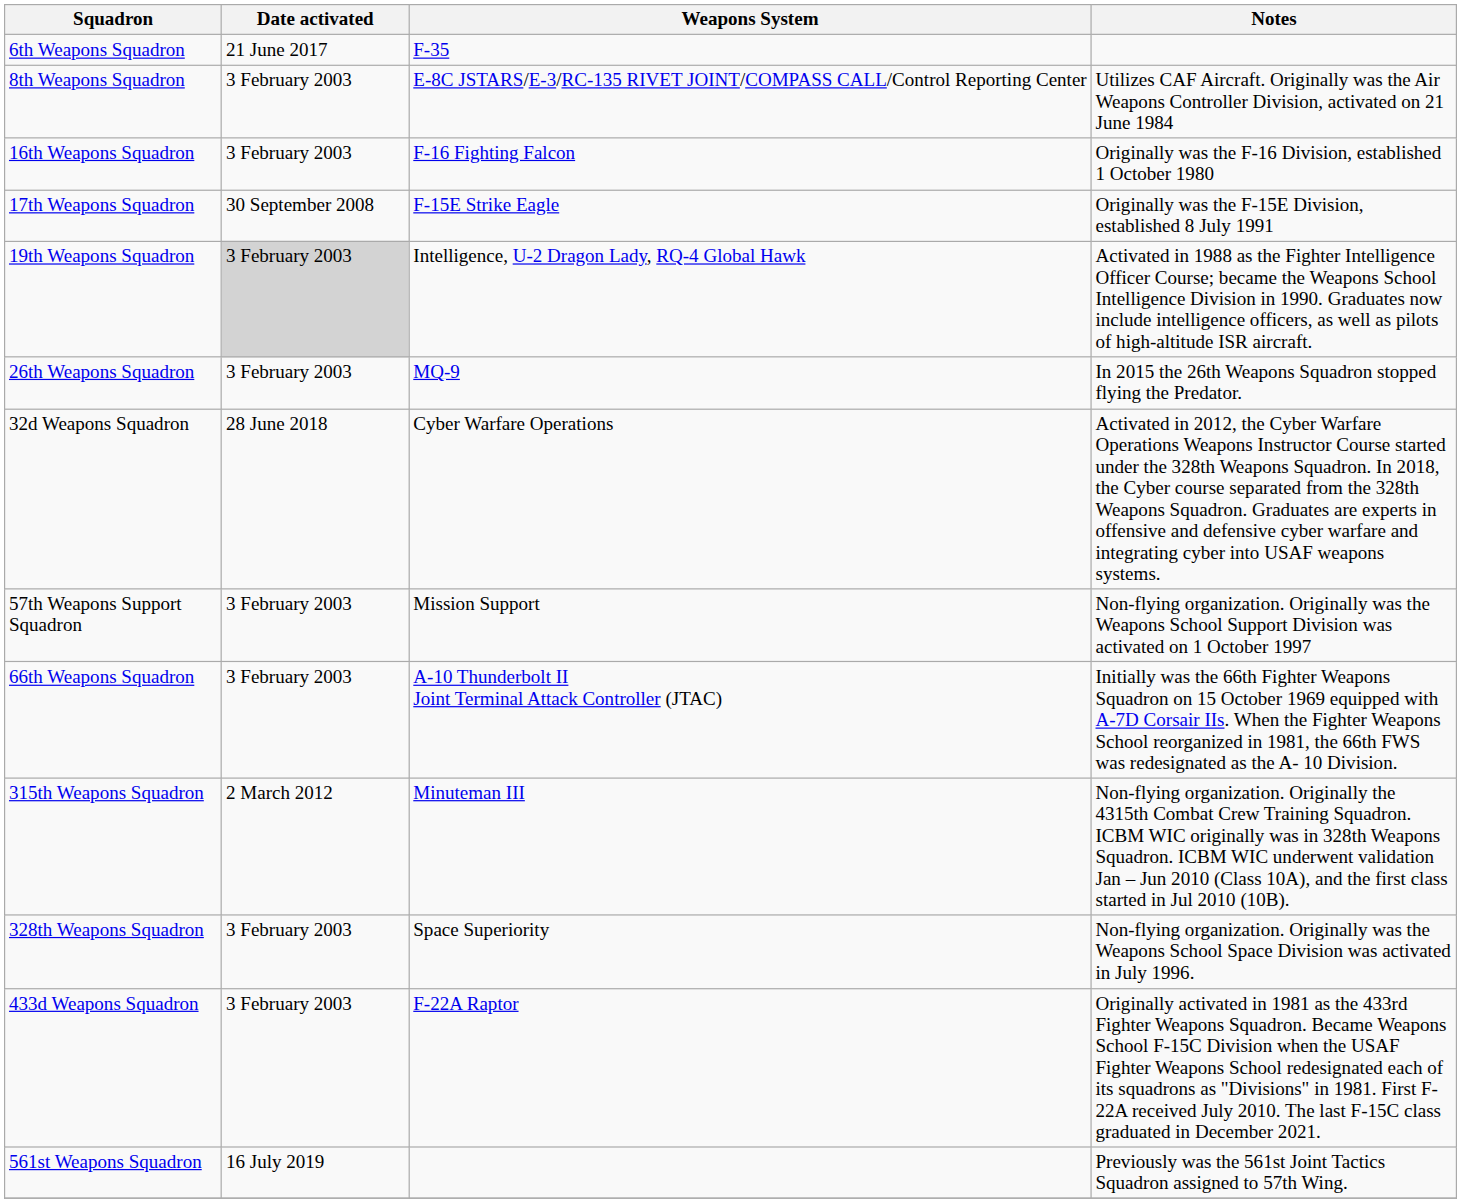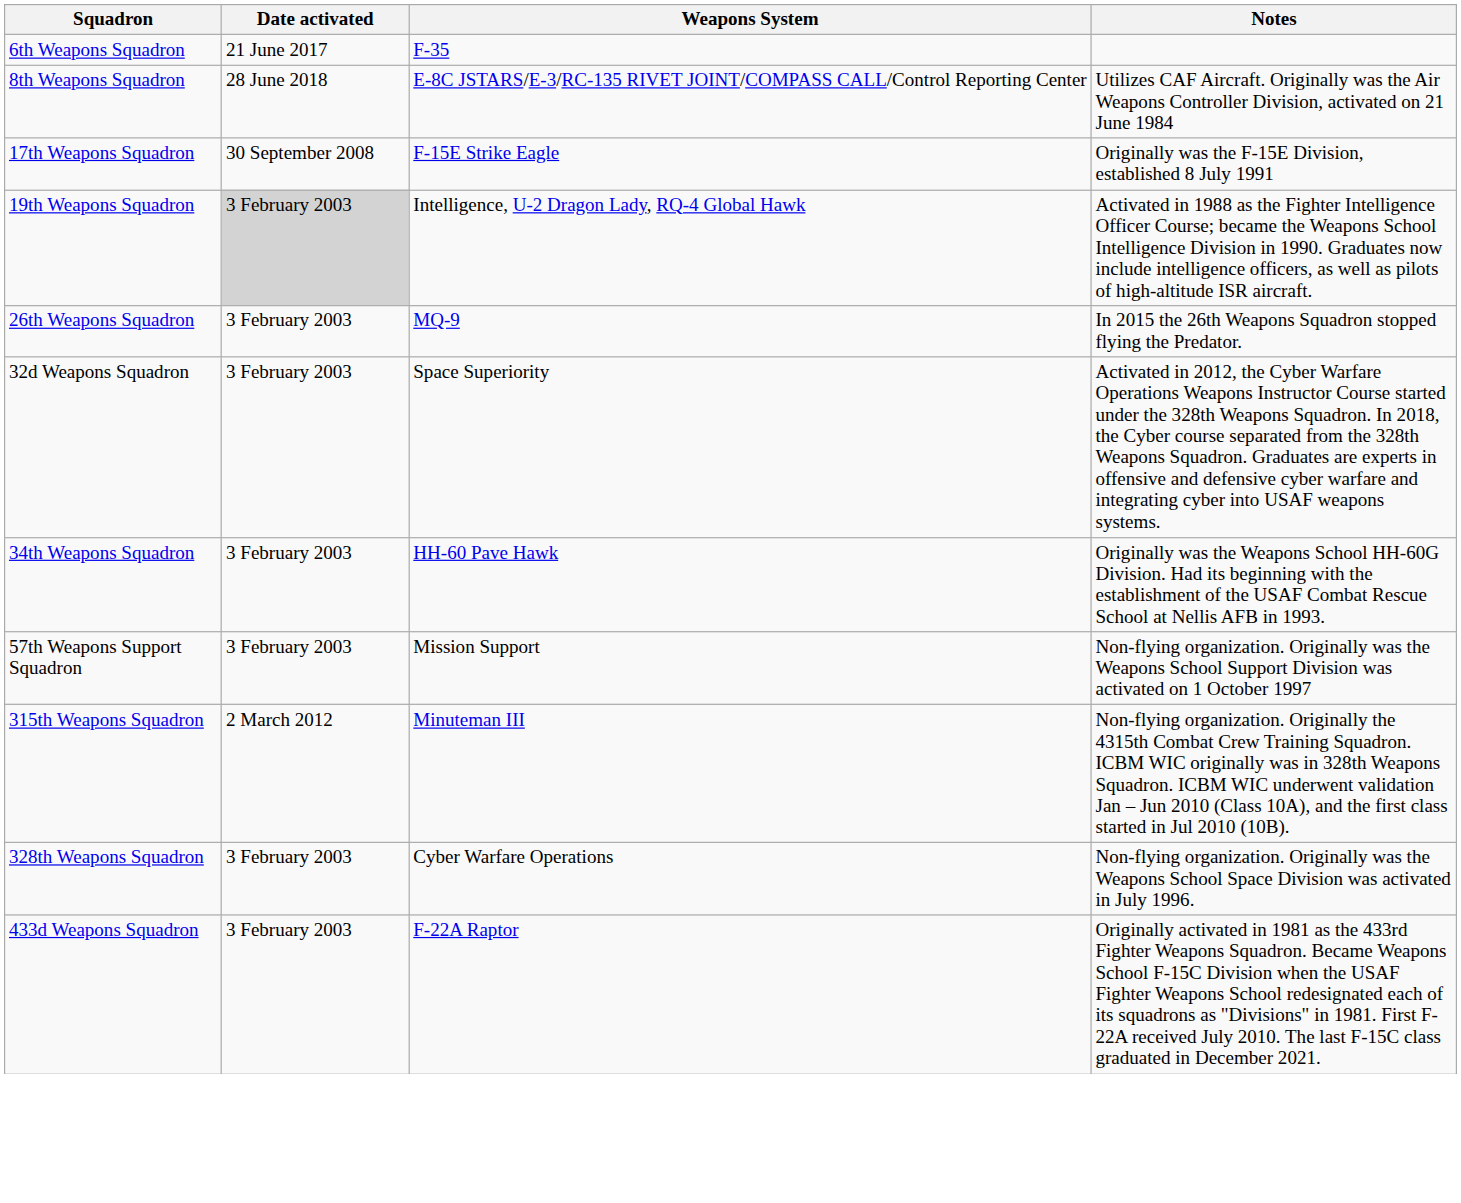(289, 79) 3 February 2003 -> (277, 79) 28 June 2018
- row: (102, 153)
(277, 423) 28 June 2018 -> (289, 372) 3 February 2003
(513, 423) Cyber Warfare Operations -> (481, 372) Space Superiority
+ row: (102, 552)
- row: (102, 676)
(481, 930) Space Superiority -> (513, 857) Cyber Warfare Operations
- row: (105, 1161)
